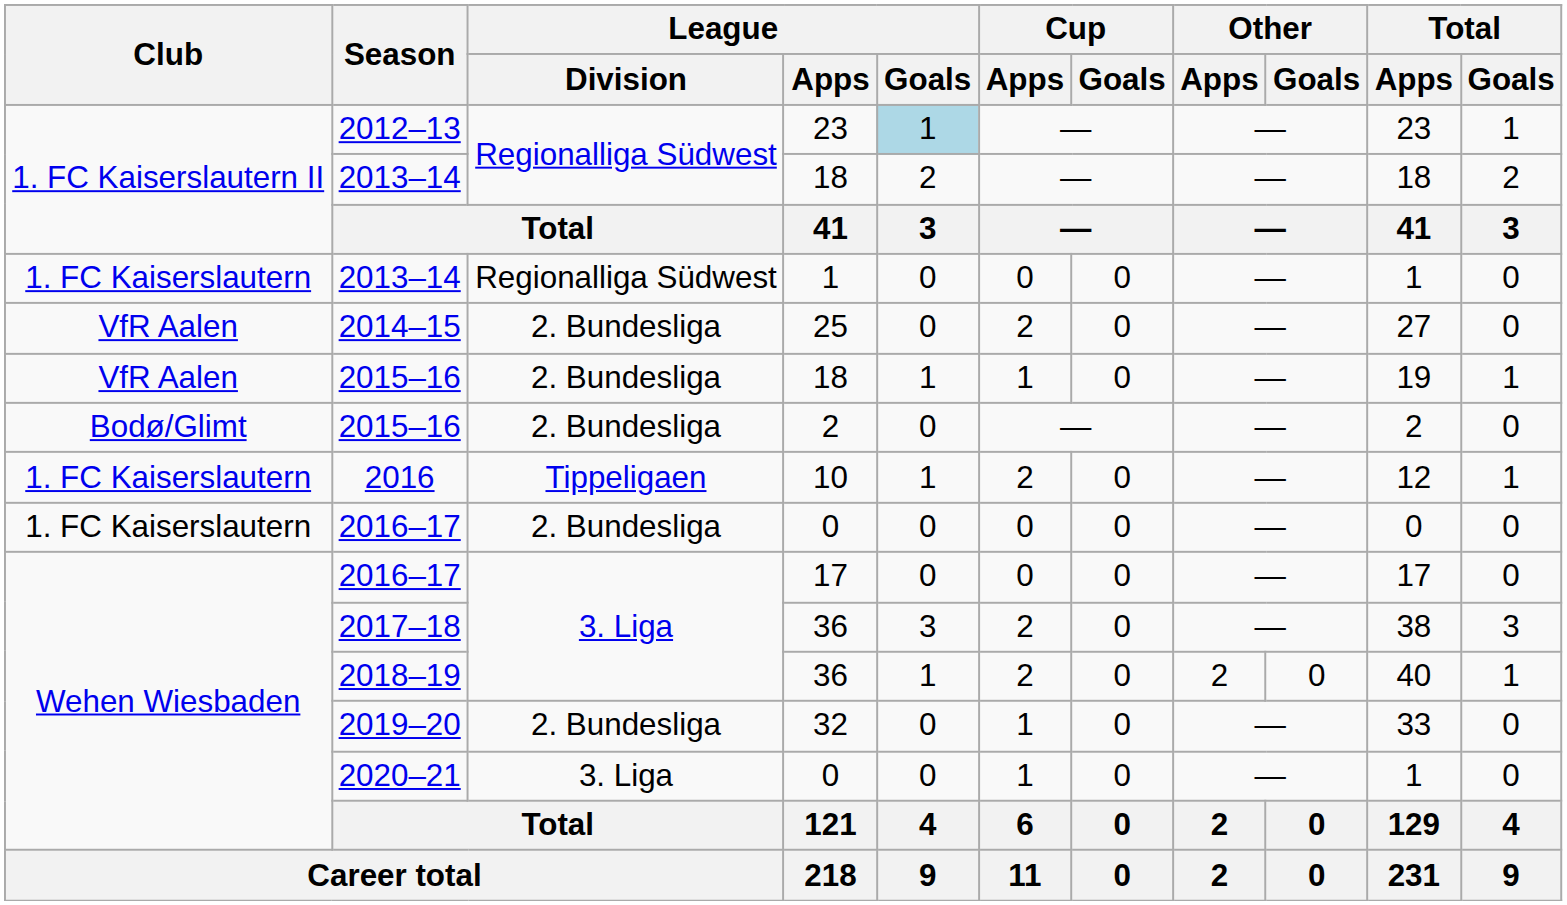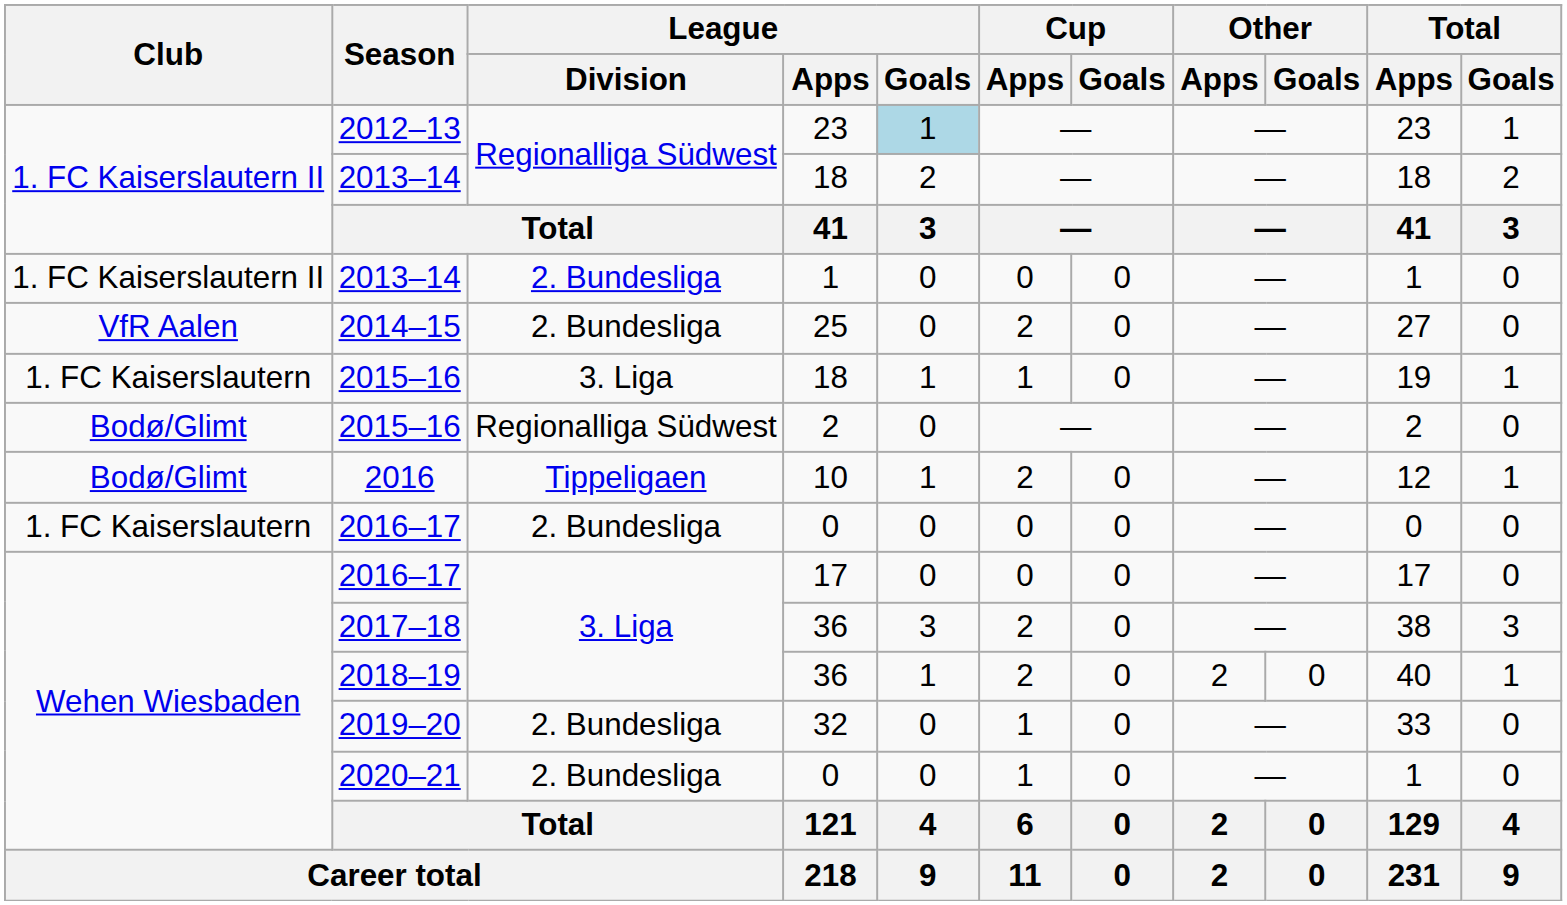(168, 278) 1. FC Kaiserslautern -> (168, 278) 1. FC Kaiserslautern II
(626, 278) Regionalliga Südwest -> (626, 278) 2. Bundesliga
(168, 377) VfR Aalen -> (168, 377) 1. FC Kaiserslautern
(626, 377) 2. Bundesliga -> (626, 377) 3. Liga
(626, 427) 2. Bundesliga -> (626, 427) Regionalliga Südwest
(168, 476) 1. FC Kaiserslautern -> (168, 476) Bodø/Glimt
(626, 775) 3. Liga -> (626, 775) 2. Bundesliga
